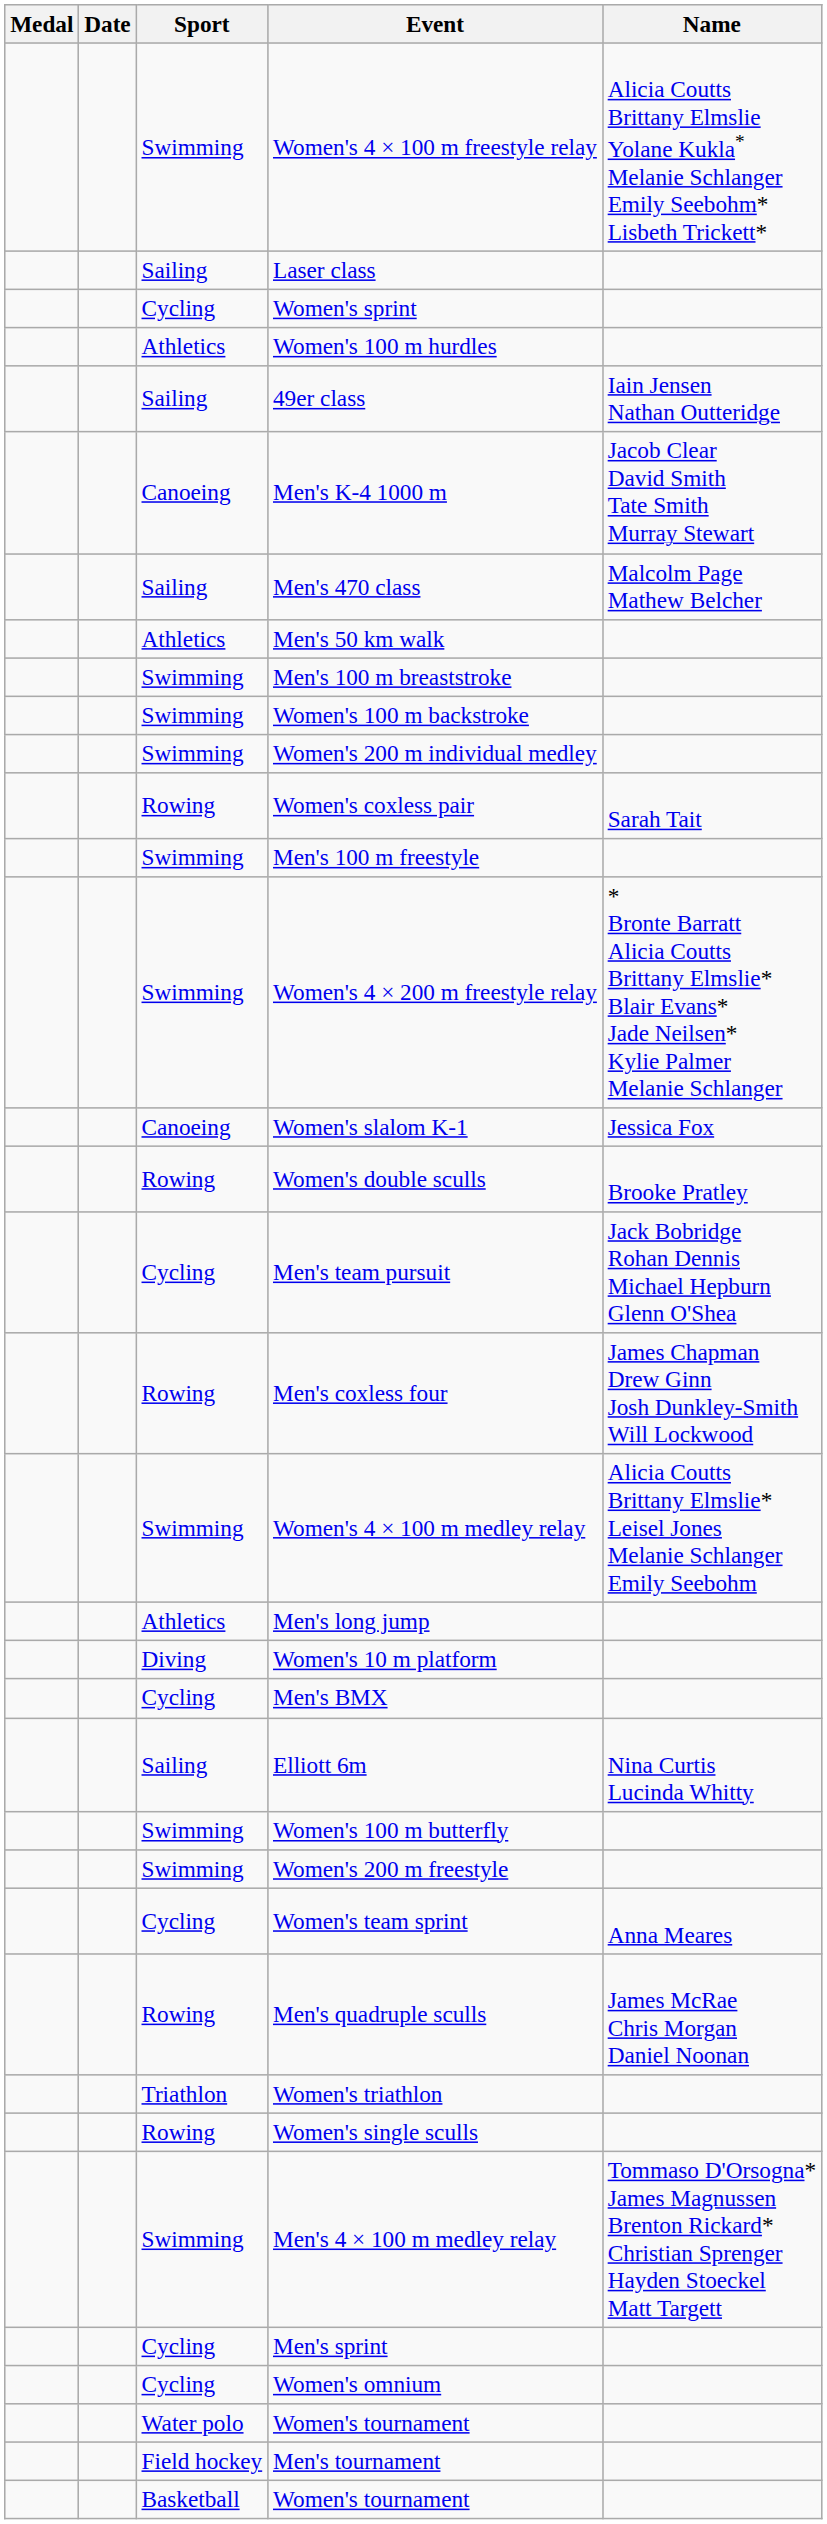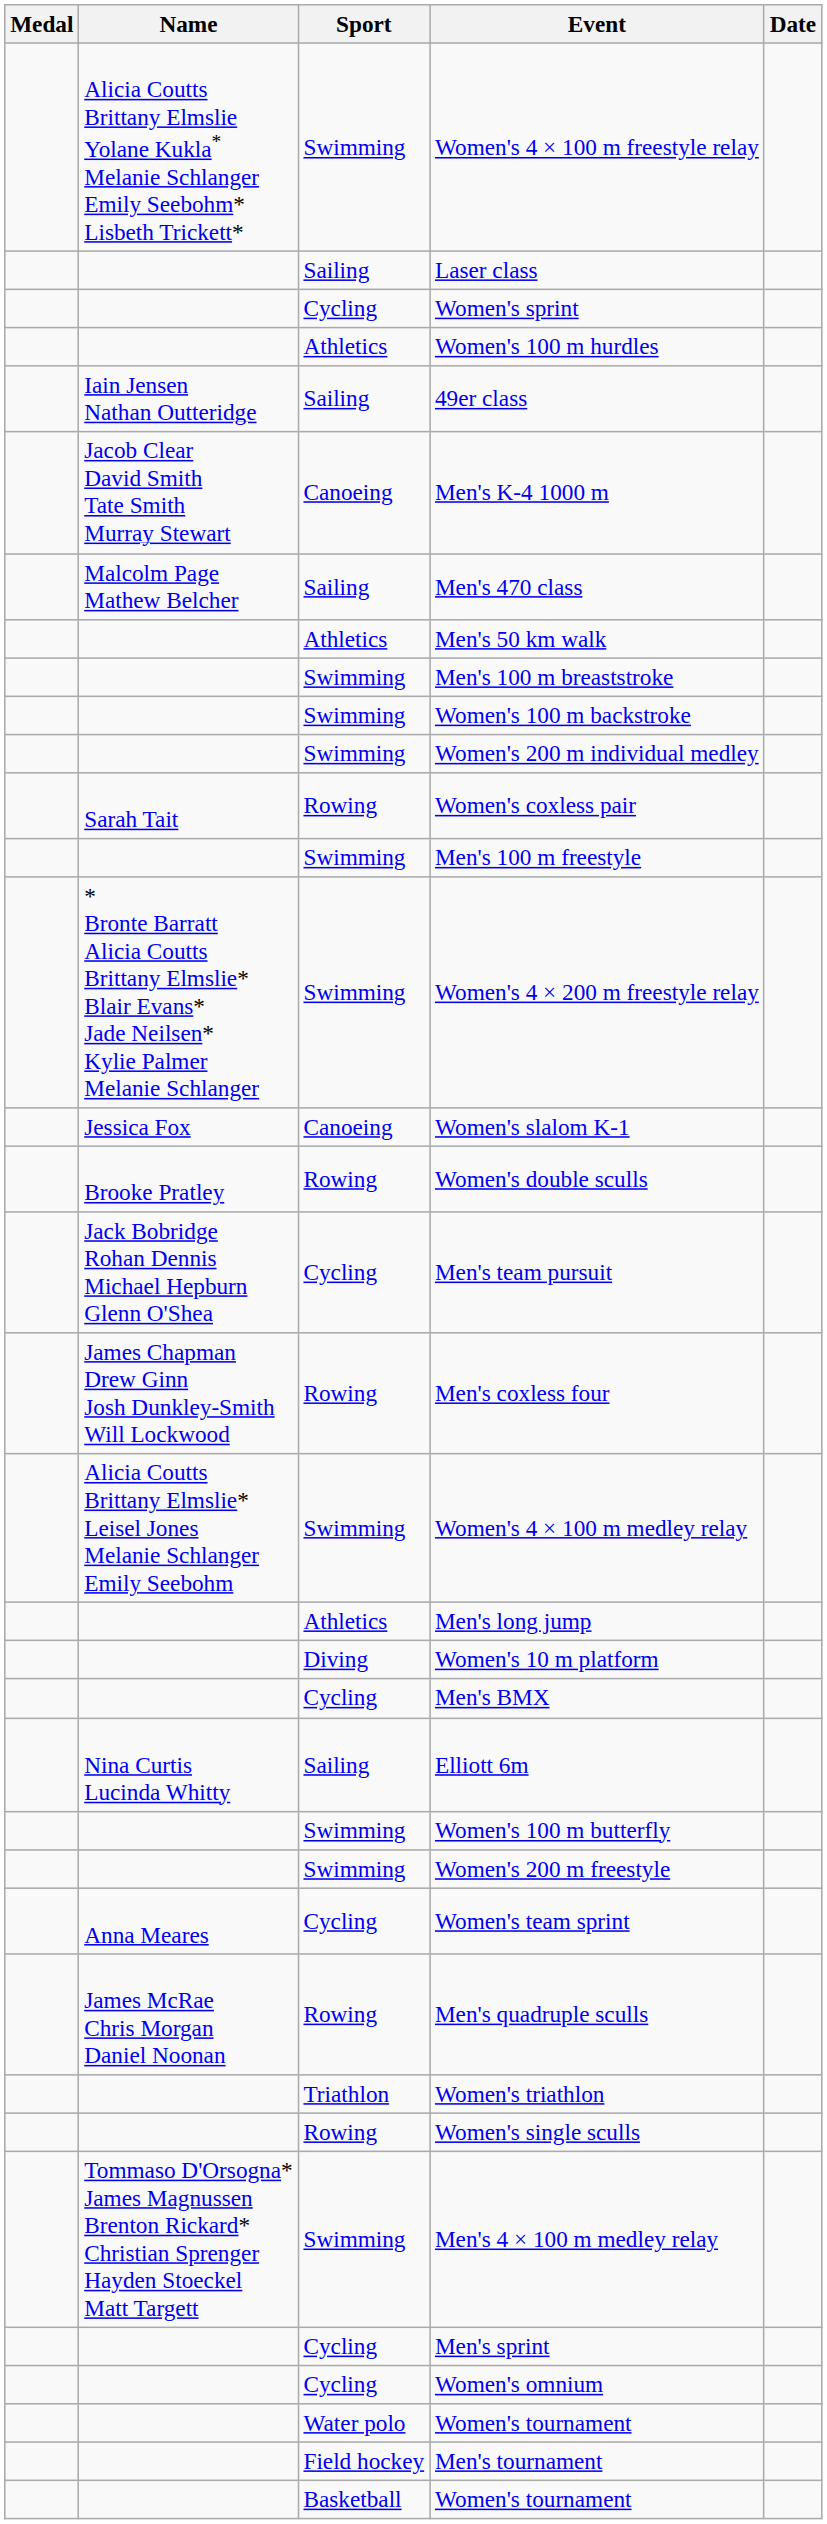columns swapped: (712, 23) <-> (107, 23)
